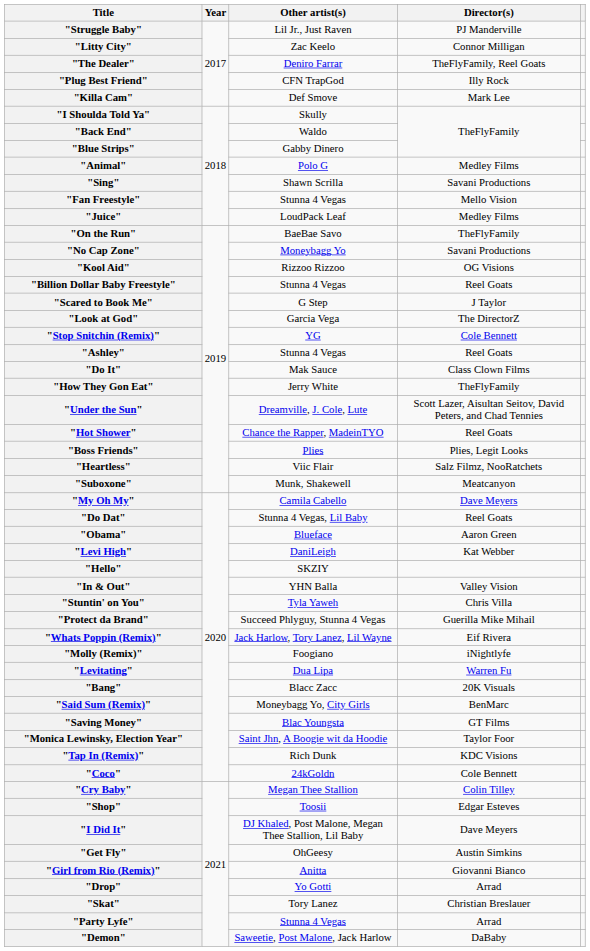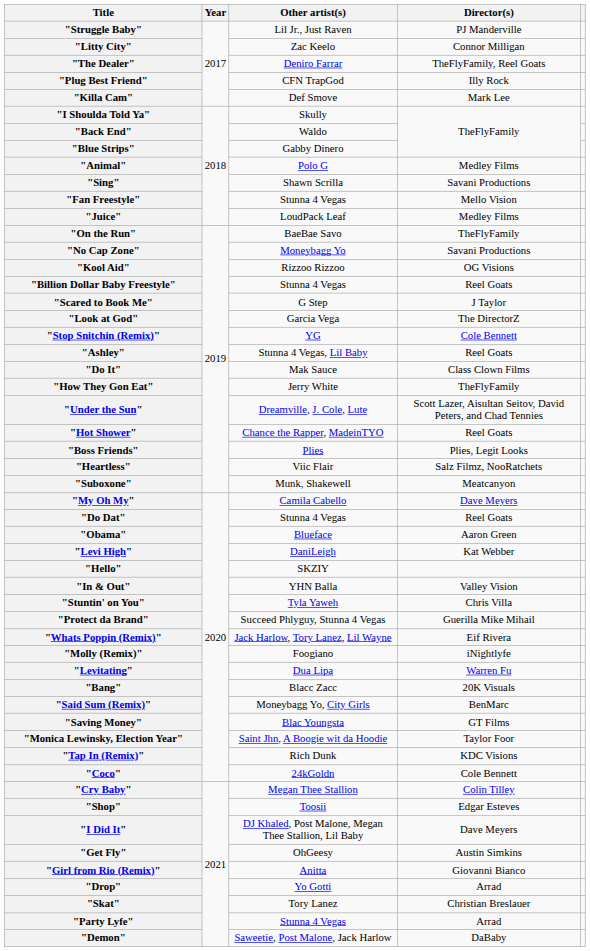(313, 353) Stunna 4 Vegas -> (313, 353) Stunna 4 Vegas, Lil Baby
(313, 518) Stunna 4 Vegas, Lil Baby -> (313, 518) Stunna 4 Vegas
